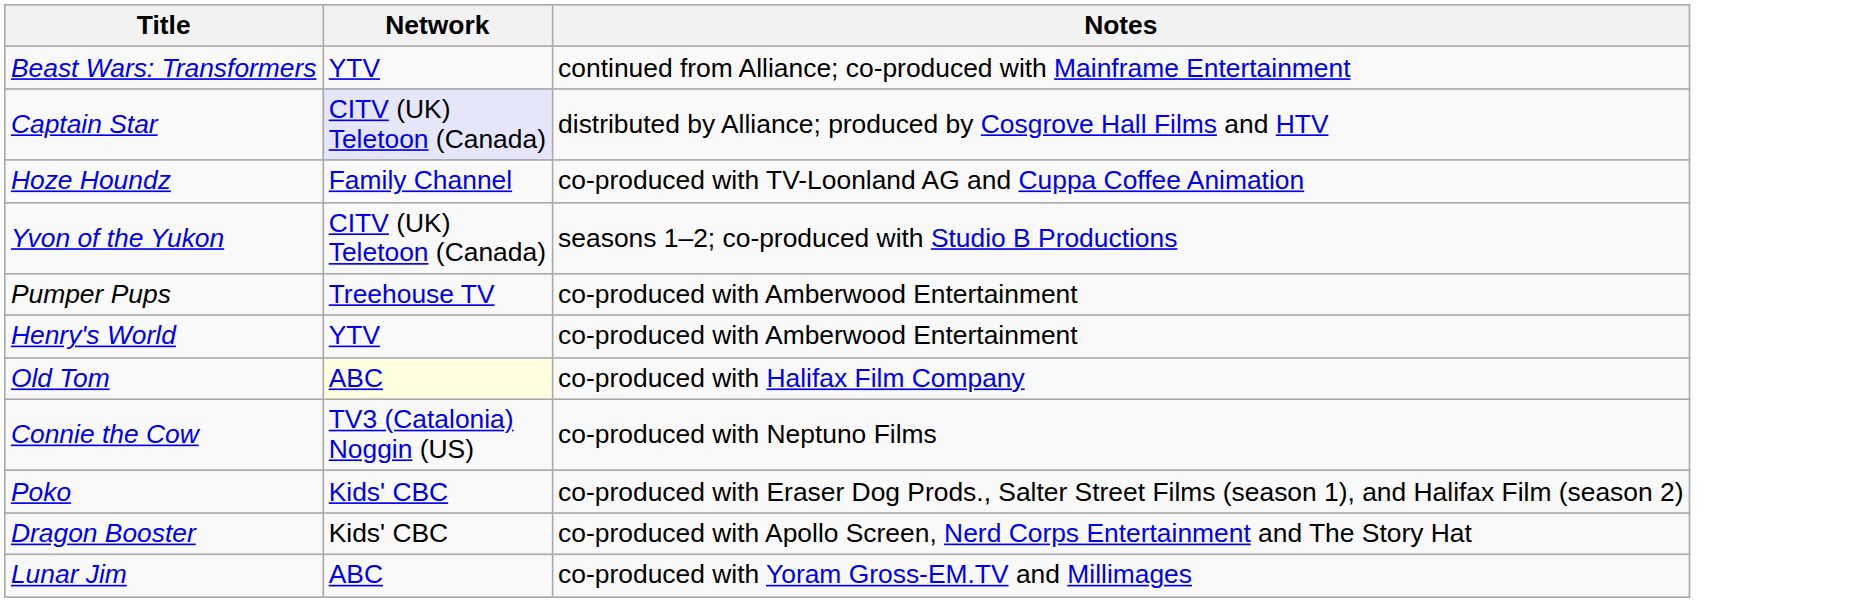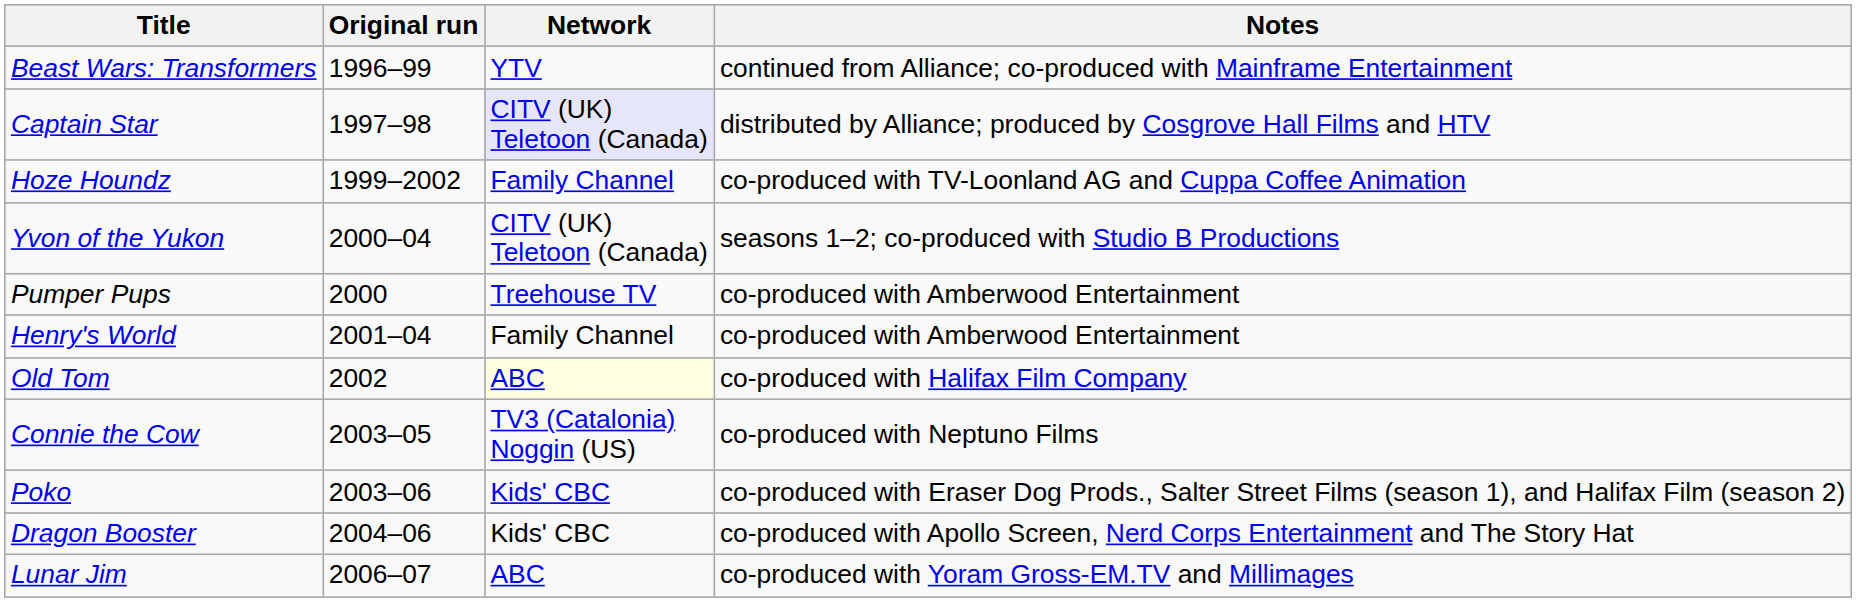+ column: (404, 25)
(354, 336) YTV -> (582, 336) Family Channel
